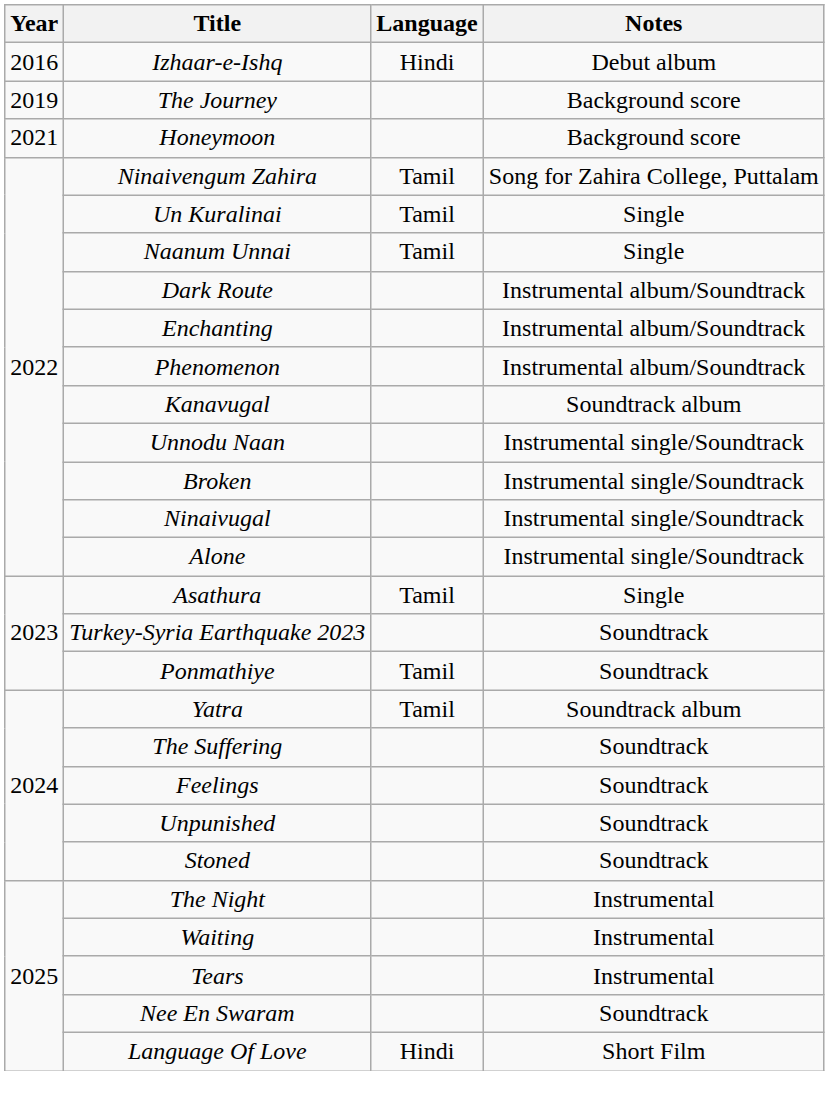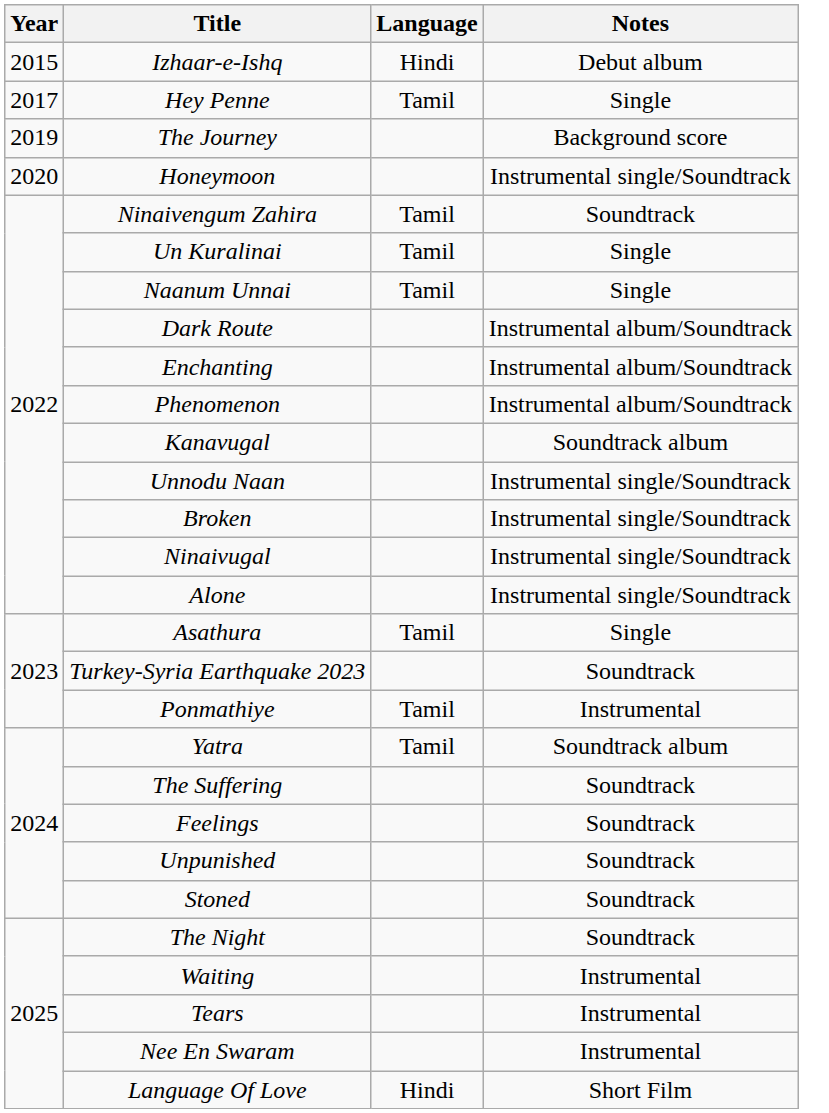(34, 61) 2016 -> (34, 61) 2015
+ row: (217, 99)
(34, 137) 2021 -> (34, 175) 2020
(654, 137) Background score -> (640, 175) Instrumental single/Soundtrack
(654, 175) Song for Zahira College, Puttalam -> (640, 213) Soundtrack
(654, 670) Soundtrack -> (640, 708) Instrumental
(654, 898) Instrumental -> (640, 937) Soundtrack
(654, 1013) Soundtrack -> (640, 1051) Instrumental
